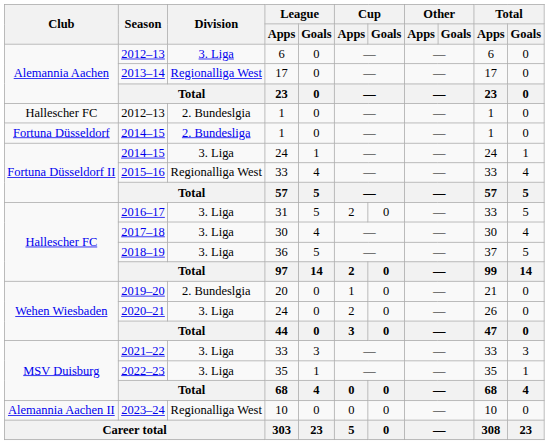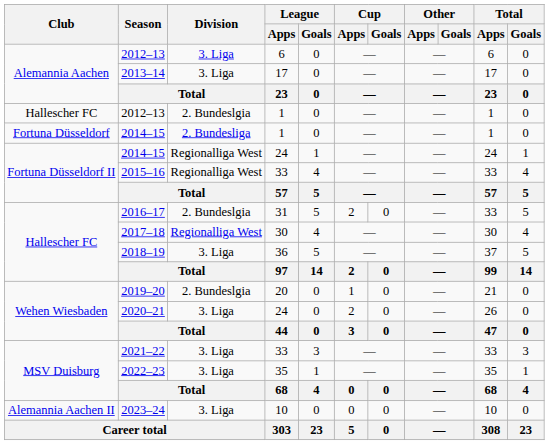(216, 73) Regionalliga West -> (216, 73) 3. Liga
(216, 152) 3. Liga -> (216, 152) Regionalliga West
(216, 212) 3. Liga -> (216, 212) 2. Bundeslgia
(216, 232) 3. Liga -> (216, 232) Regionalliga West
(216, 410) Regionalliga West -> (216, 410) 3. Liga
